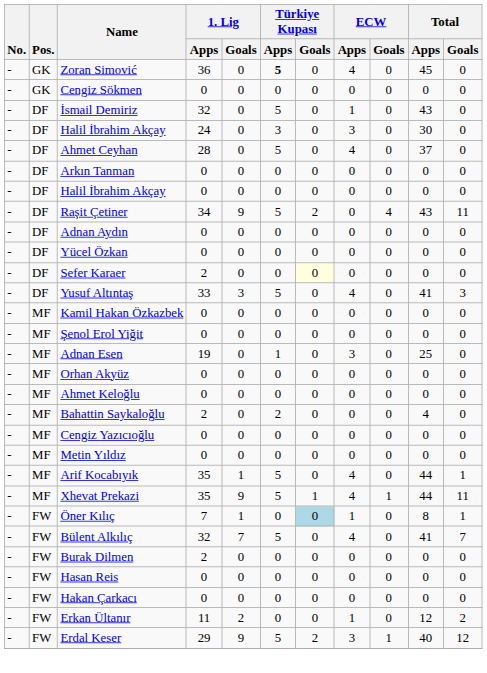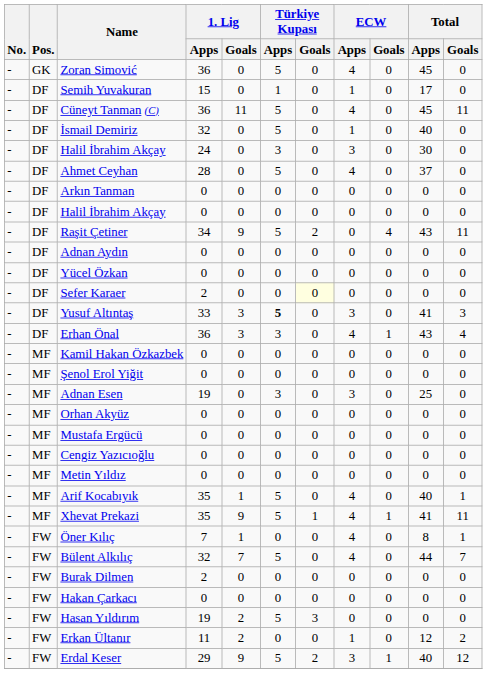(278, 69) bold -> (278, 69) normal
- row: (101, 89)
+ row: (106, 89)
+ row: (110, 110)
(426, 110) 43 -> (426, 130) 40
(278, 292) normal -> (278, 313) bold
(352, 292) 4 -> (352, 313) 3
+ row: (90, 333)
(278, 353) 1 -> (278, 394) 3
- row: (100, 394)
- row: (112, 414)
+ row: (101, 435)
(426, 475) 44 -> (426, 495) 40
(426, 495) 44 -> (426, 516) 41
(315, 516) lightblue background -> (315, 536) no background
(352, 516) 1 -> (352, 536) 4
(426, 536) 41 -> (426, 556) 44
- row: (89, 577)
+ row: (100, 617)
